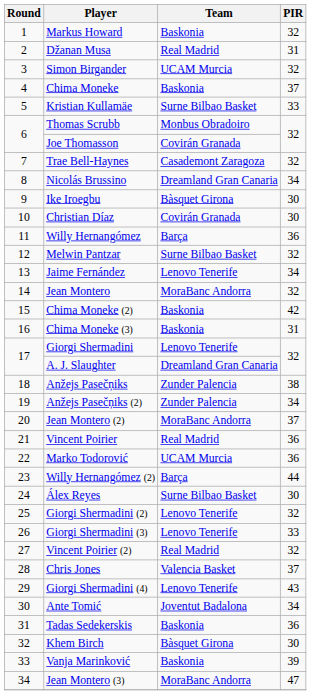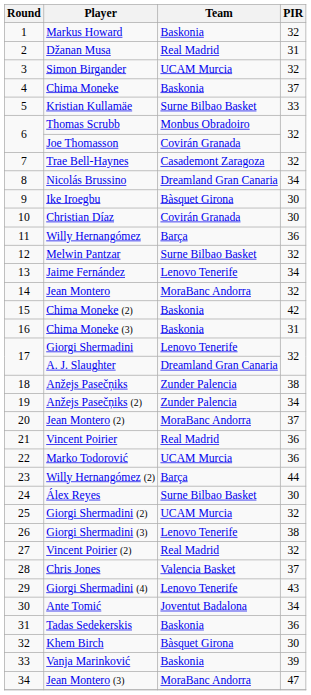(199, 513) Lenovo Tenerife -> (196, 513) UCAM Murcia
(293, 532) 33 -> (293, 532) 38
